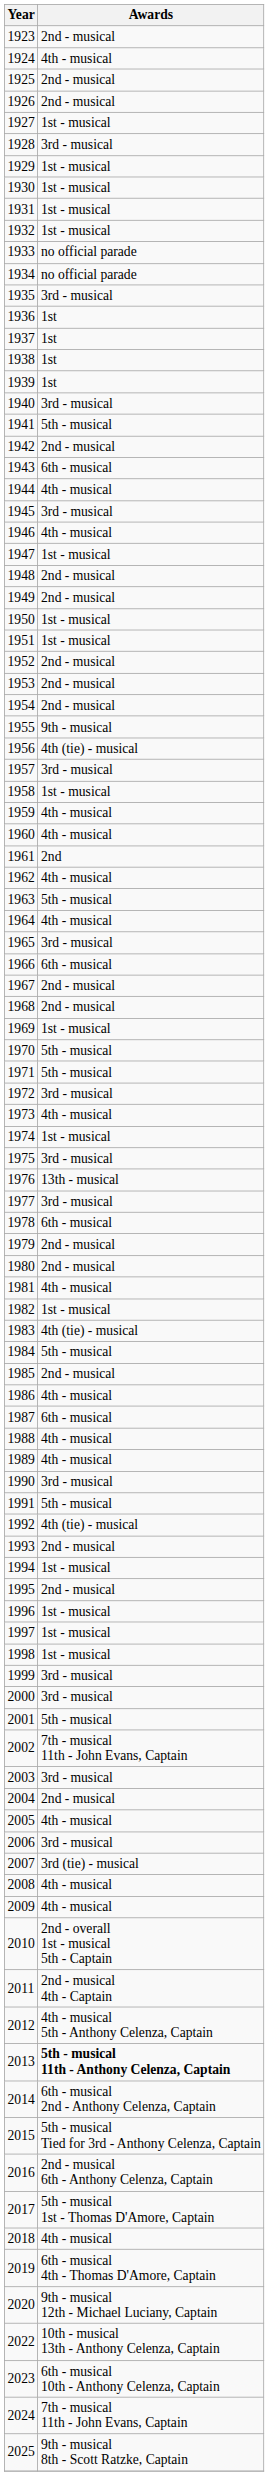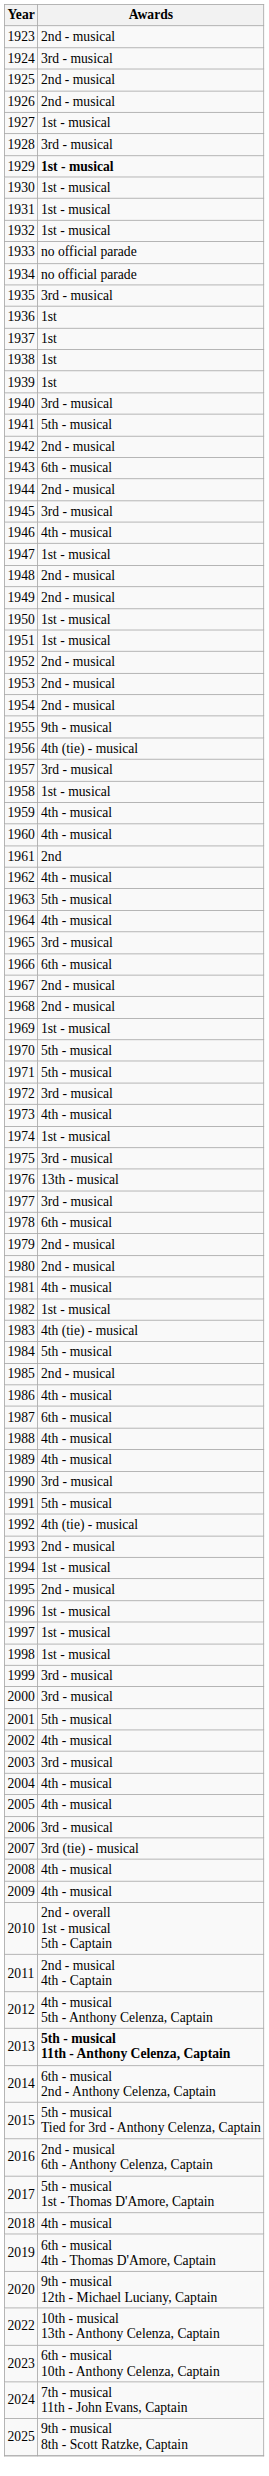(77, 58) 4th - musical -> (77, 58) 3rd - musical
(76, 166) normal -> (77, 166) bold
(77, 489) 4th - musical -> (78, 489) 2nd - musical
(114, 1748) 7th - musical 11th - John Evans, Captain -> (77, 1740) 4th - musical
(78, 1799) 2nd - musical -> (77, 1783) 4th - musical
